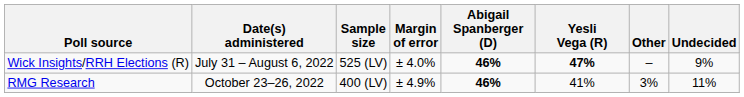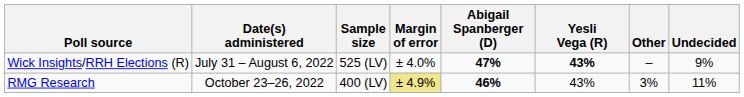(488, 63) 46% -> (488, 63) 47%
(582, 63) 47% -> (582, 63) 43%
(416, 83) no background -> (416, 83) khaki background
(582, 83) 41% -> (582, 83) 43%
